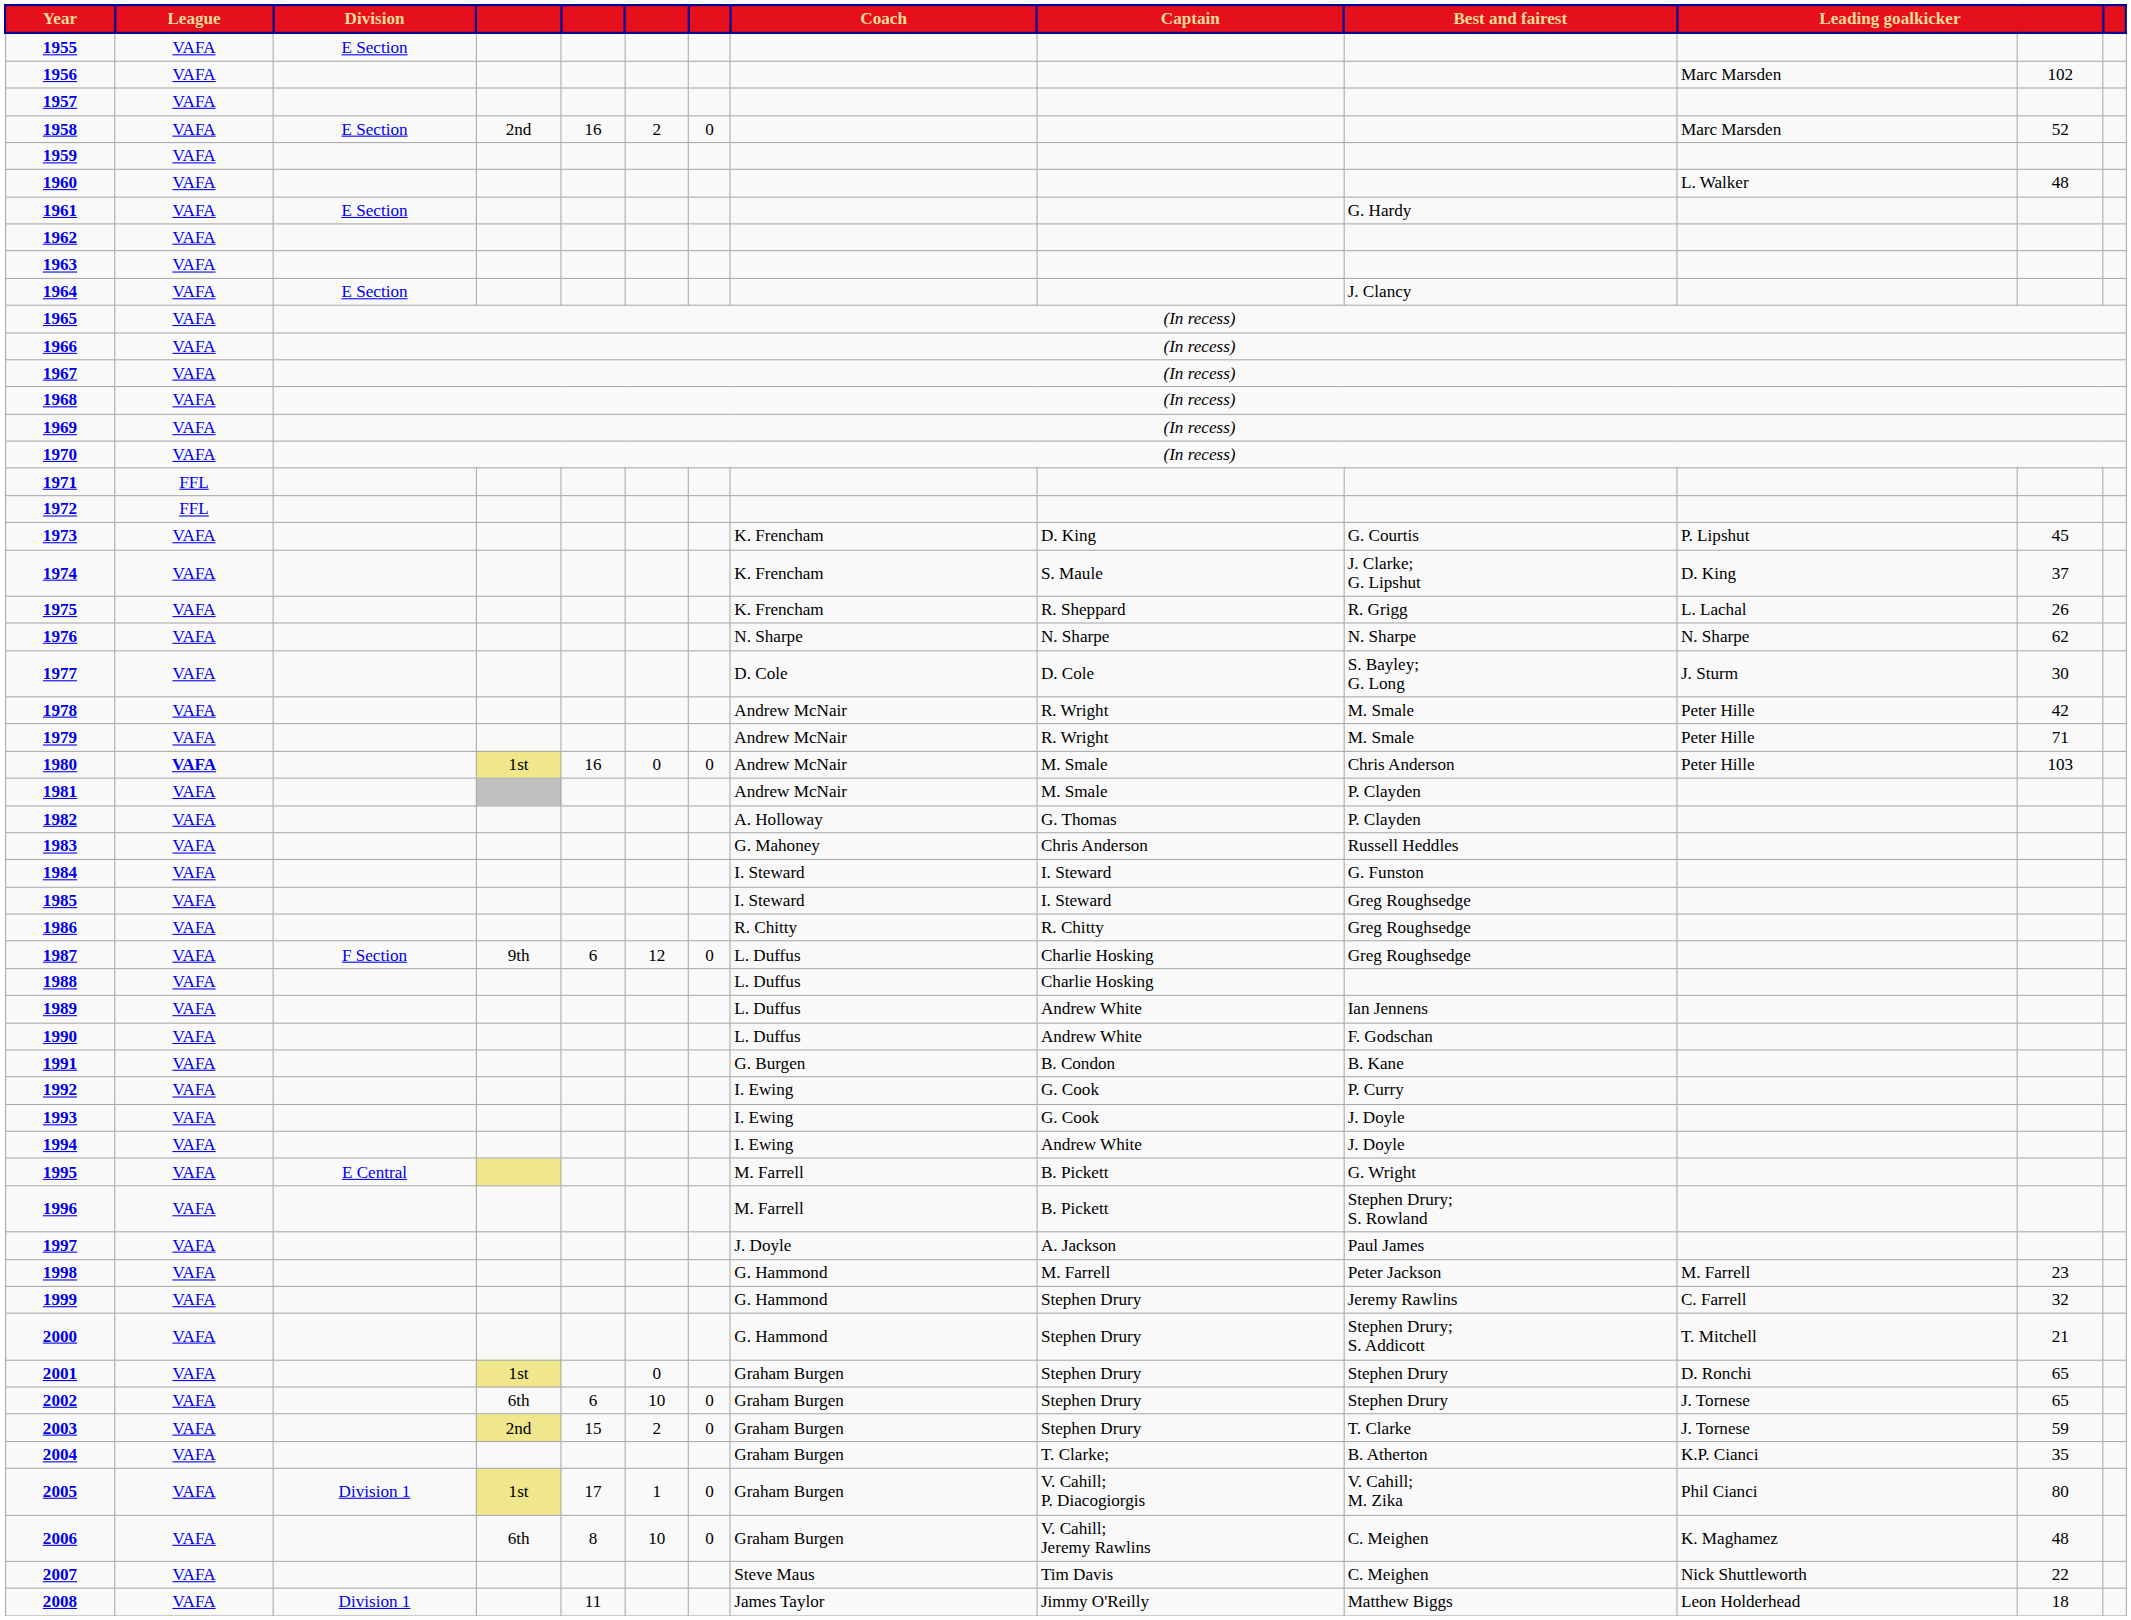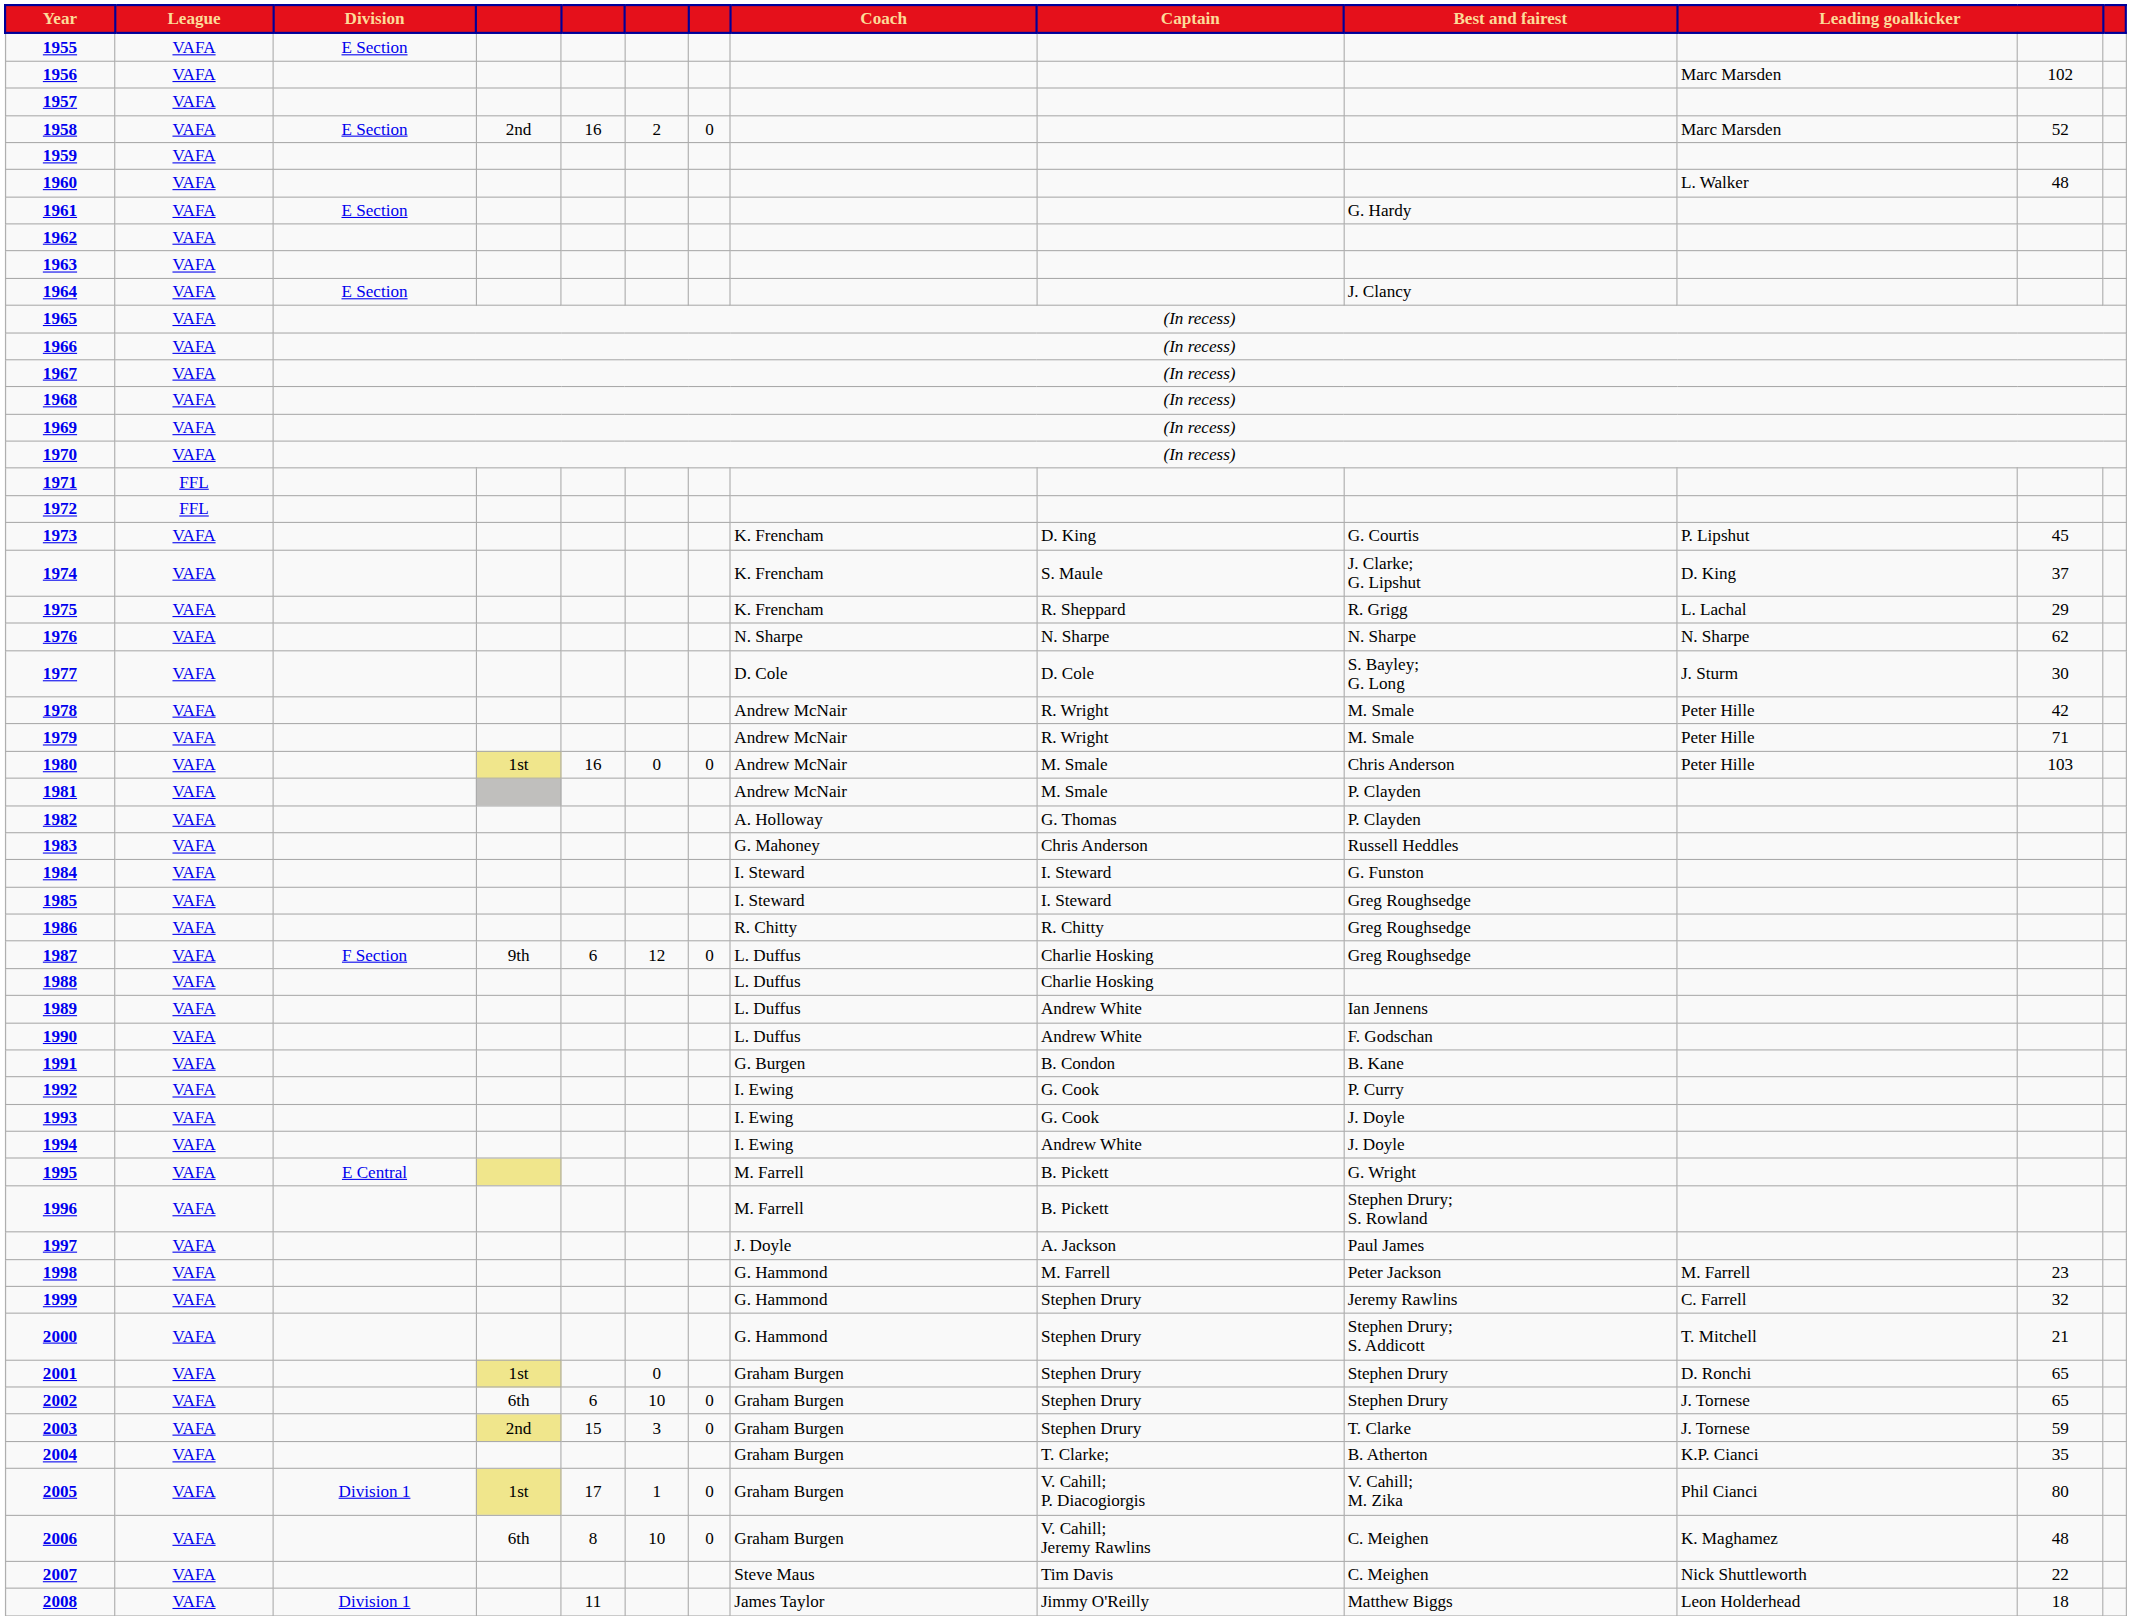(2060, 609) 26 -> (2060, 609) 29
(194, 764) bold -> (194, 764) normal
(657, 1427) 2 -> (657, 1427) 3
